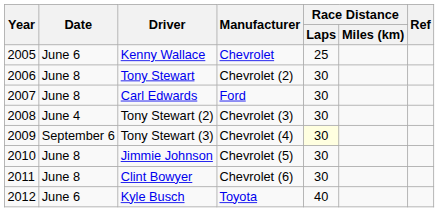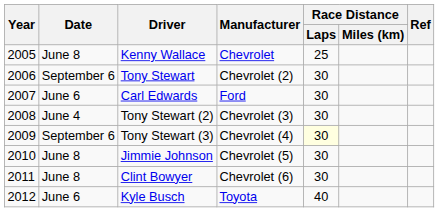(61, 55) June 6 -> (61, 55) June 8
(61, 75) June 8 -> (78, 75) September 6
(61, 96) June 8 -> (61, 96) June 6
